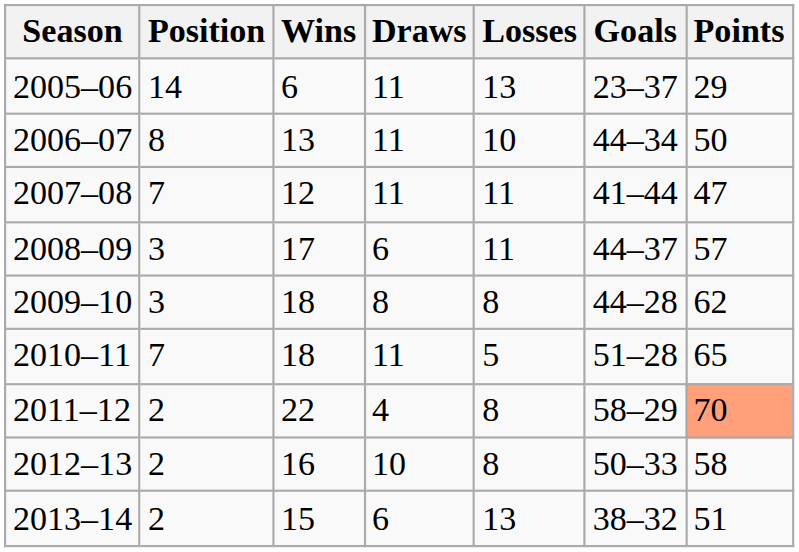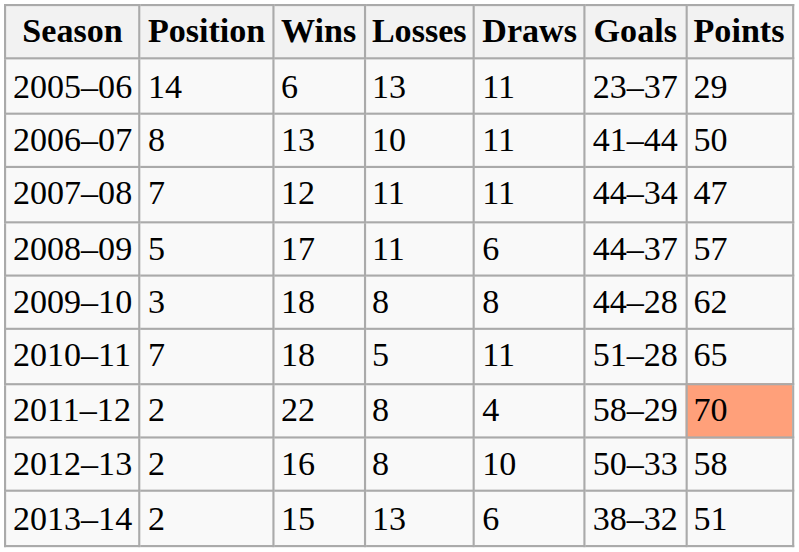columns swapped: (419, 31) <-> (530, 31)
(635, 139) 44–34 -> (635, 139) 41–44
(635, 193) 41–44 -> (635, 193) 44–34
(156, 247) 3 -> (156, 247) 5
